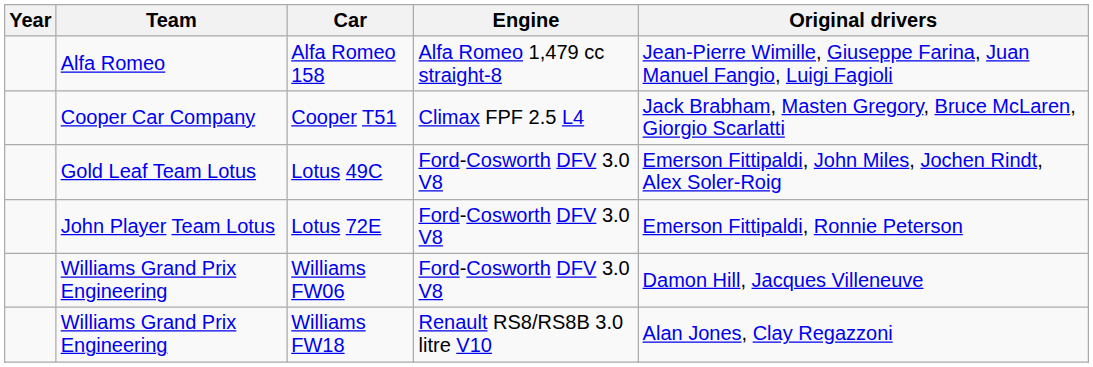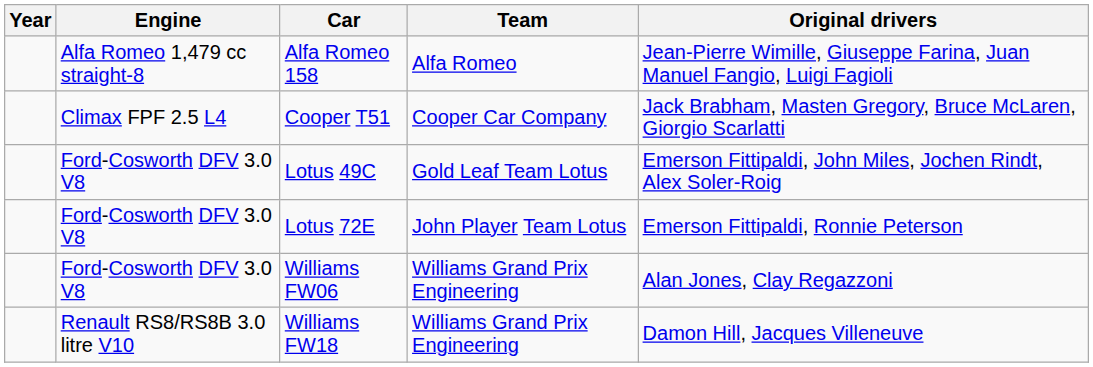columns swapped: (171, 20) <-> (526, 20)
(783, 280) Damon Hill, Jacques Villeneuve -> (768, 280) Alan Jones, Clay Regazzoni
(768, 334) Alan Jones, Clay Regazzoni -> (783, 334) Damon Hill, Jacques Villeneuve
